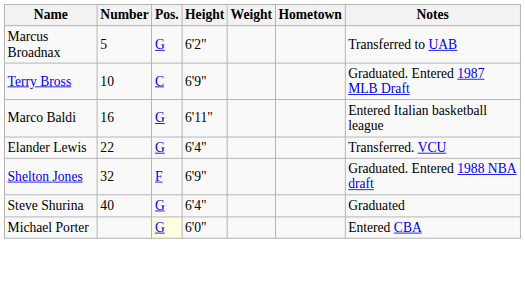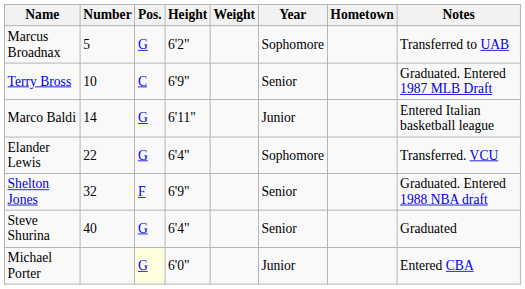+ column: (293, 15)
(107, 118) 16 -> (90, 118) 14
